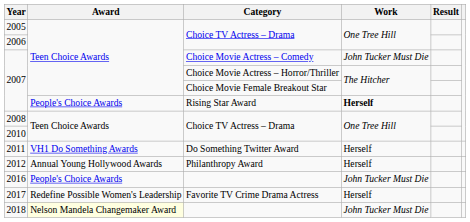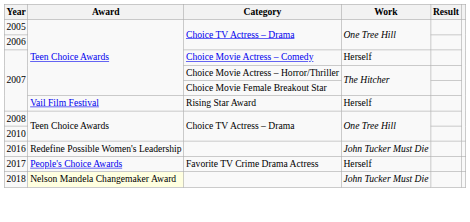(386, 57) John Tucker Must Die -> (358, 57) Herself
(76, 103) People's Choice Awards -> (65, 103) Vail Film Festival
(358, 103) bold -> (358, 103) normal
- row: (16, 149)
- row: (16, 164)
(76, 179) People's Choice Awards -> (106, 149) Redefine Possible Women's Leadership
(106, 194) Redefine Possible Women's Leadership -> (76, 164) People's Choice Awards
